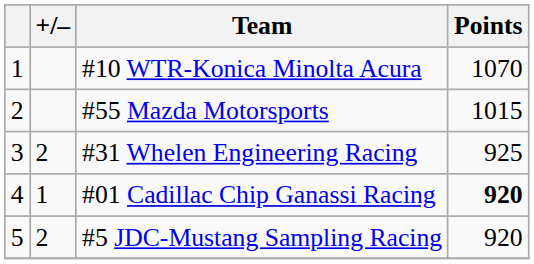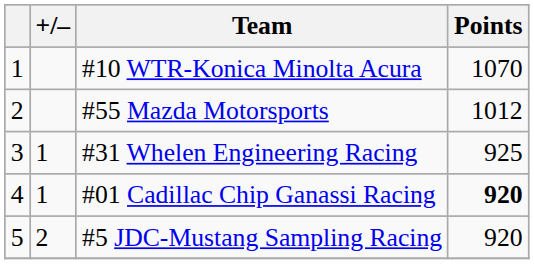(497, 110) 1015 -> (497, 110) 1012
(42, 152) 2 -> (42, 152) 1
